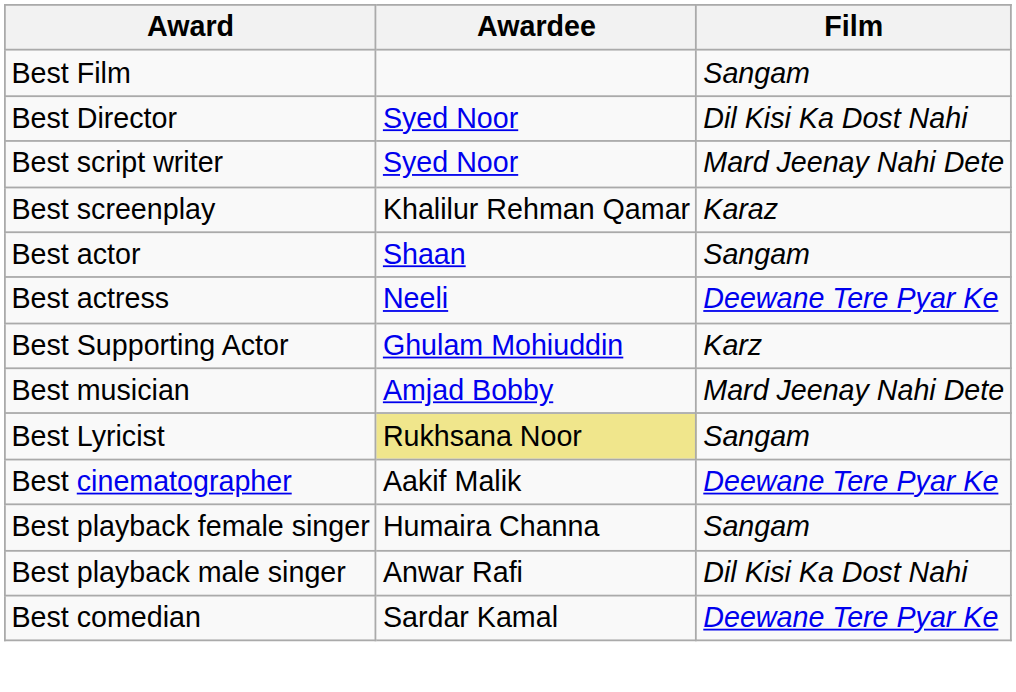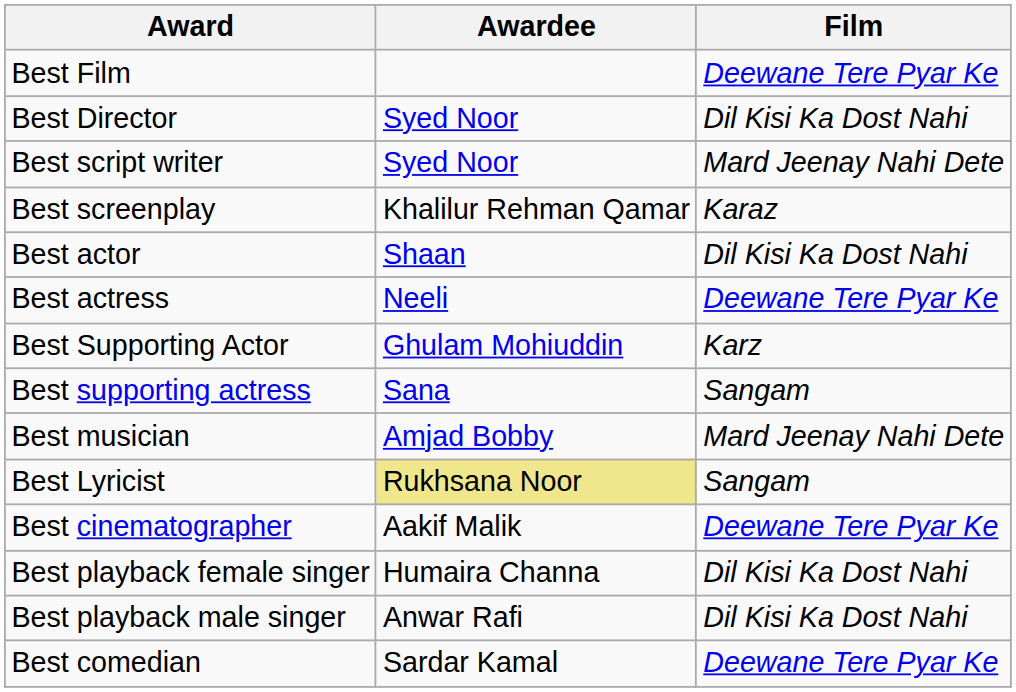(757, 72) Sangam -> (851, 72) Deewane Tere Pyar Ke
(757, 254) Sangam -> (835, 254) Dil Kisi Ka Dost Nahi
+ row: (161, 390)
(757, 526) Sangam -> (835, 572) Dil Kisi Ka Dost Nahi
